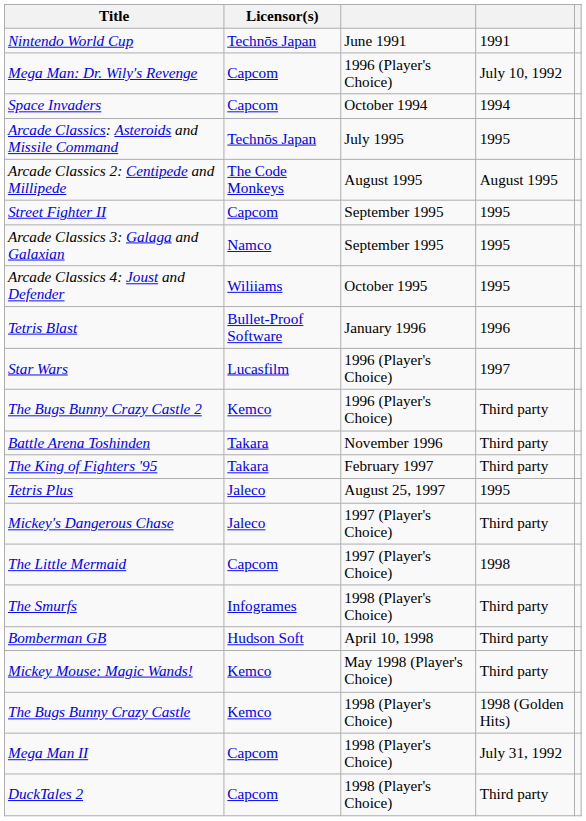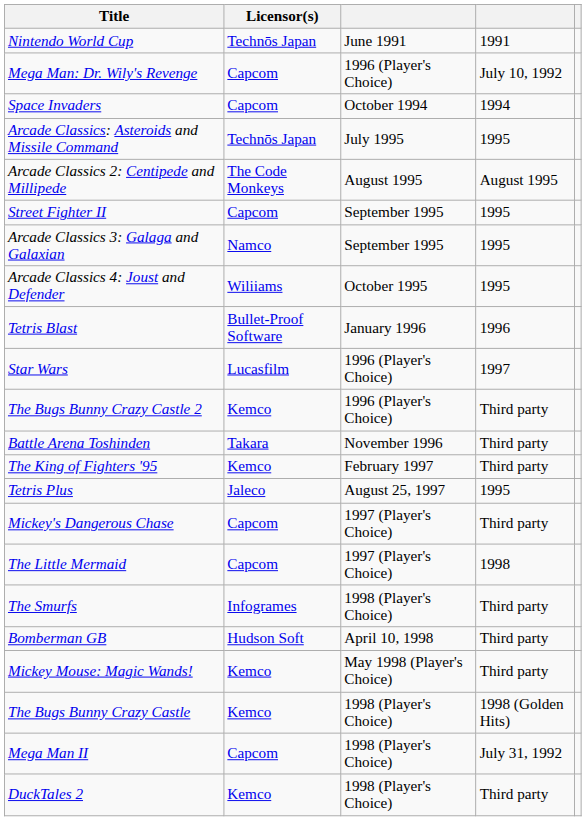(248, 466) Takara -> (249, 466) Kemco
(246, 523) Jaleco -> (253, 523) Capcom
(253, 794) Capcom -> (249, 794) Kemco
